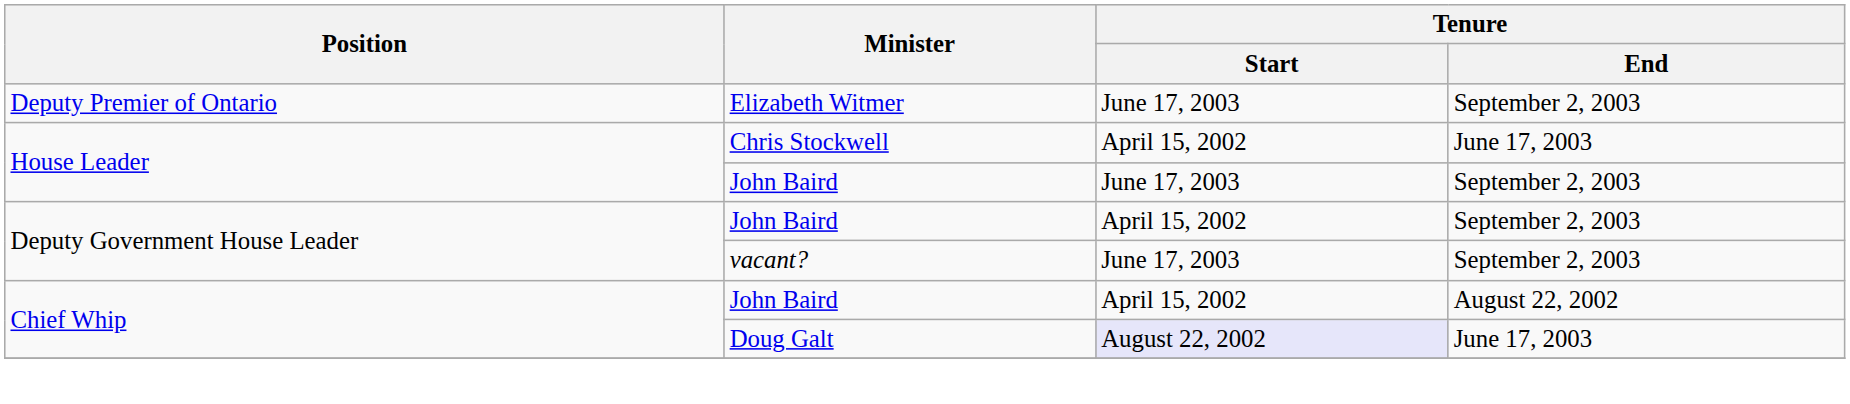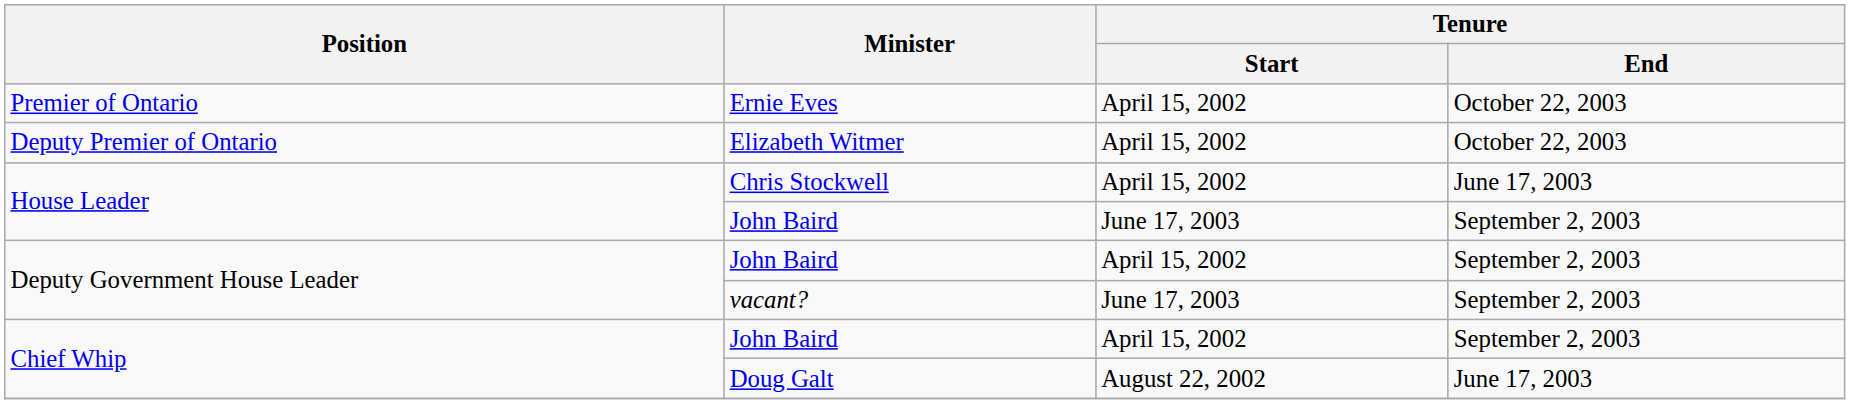+ row: (104, 102)
(1170, 102) June 17, 2003 -> (1174, 142) April 15, 2002
(1547, 102) September 2, 2003 -> (1540, 142) October 22, 2003
(1536, 299) August 22, 2002 -> (1547, 338) September 2, 2003
(1184, 338) lavender background -> (1184, 378) no background
